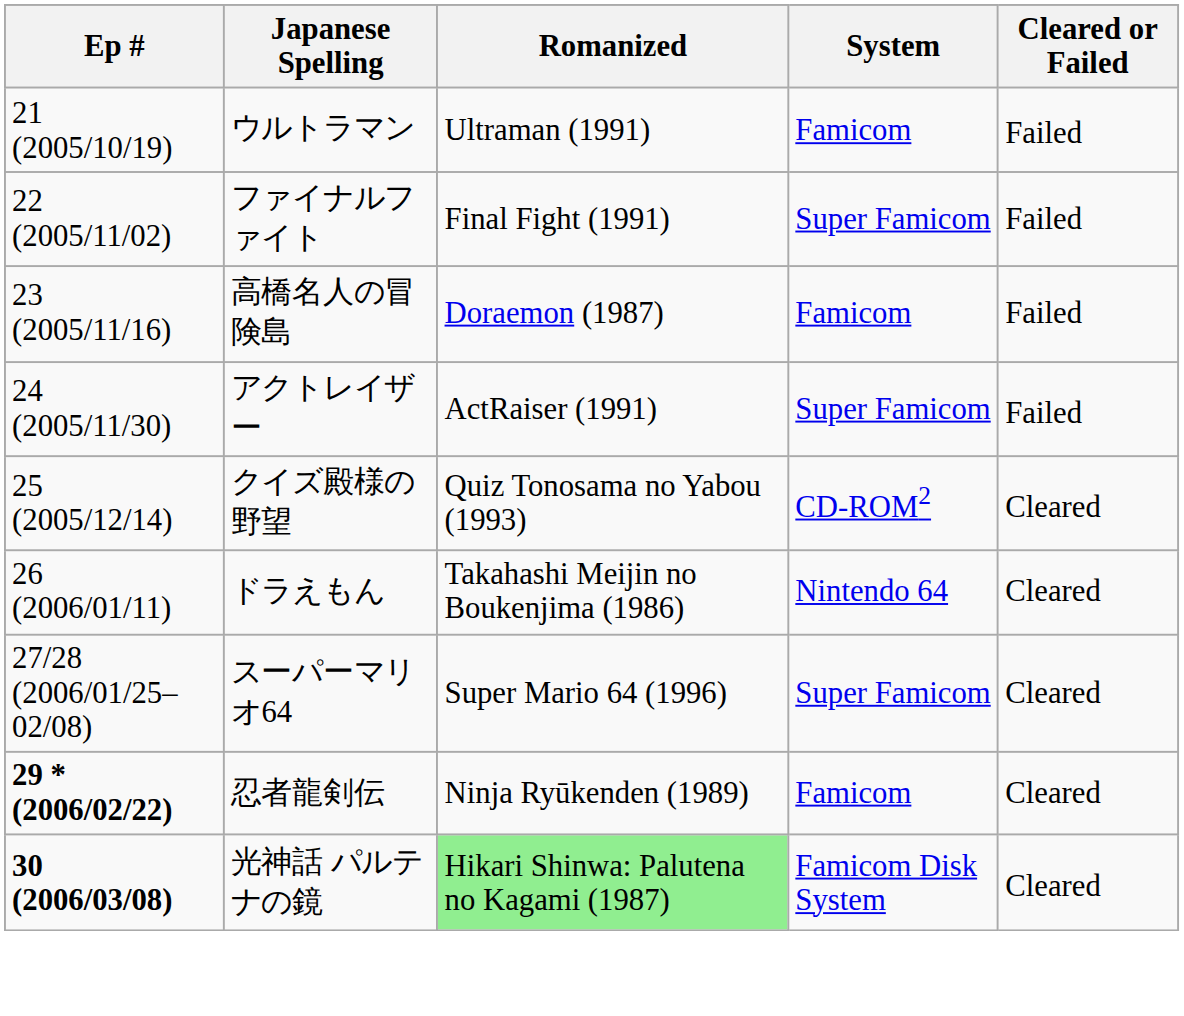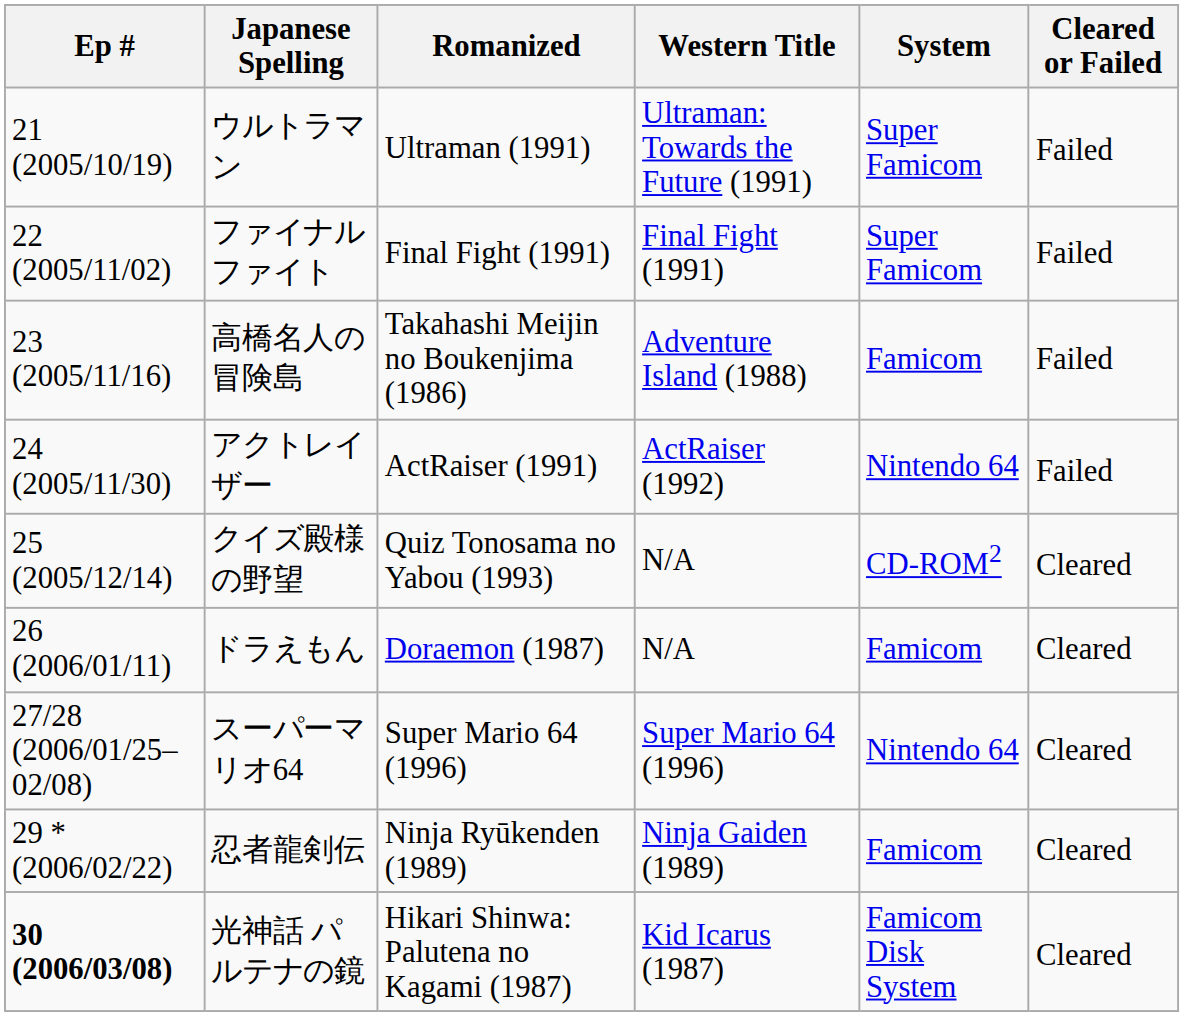+ column: (747, 46)
(853, 129) Famicom -> (924, 146) Super Famicom
(554, 313) Doraemon (1987) -> (492, 359) Takahashi Meijin no Boukenjima (1986)
(893, 408) Super Famicom -> (942, 465) Nintendo 64
(571, 591) Takahashi Meijin no Boukenjima (1986) -> (494, 649) Doraemon (1987)
(872, 591) Nintendo 64 -> (924, 649) Famicom
(893, 692) Super Famicom -> (942, 750) Nintendo 64
(92, 793) bold -> (92, 850) normal
(595, 882) lightgreen background -> (478, 951) no background
